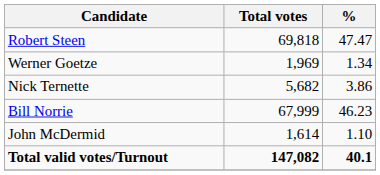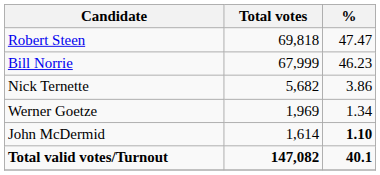rows swapped: (40, 110) <-> (53, 63)
(359, 134) normal -> (359, 134) bold
